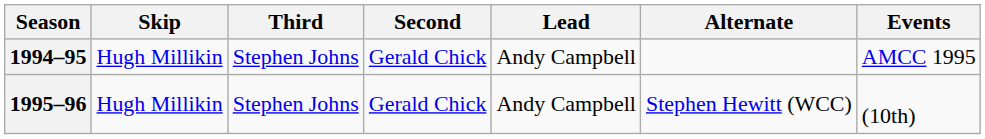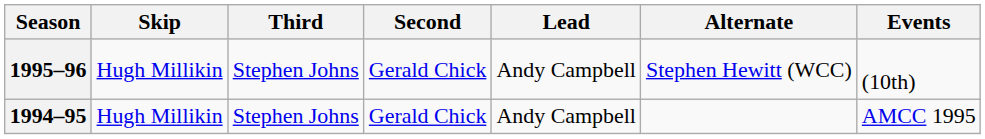rows swapped: (48, 56) <-> (48, 103)
